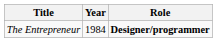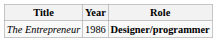(95, 29) 1984 -> (95, 29) 1986
